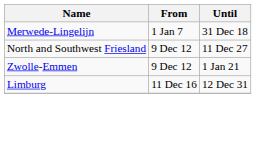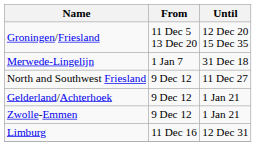+ row: (53, 37)
+ row: (59, 97)
